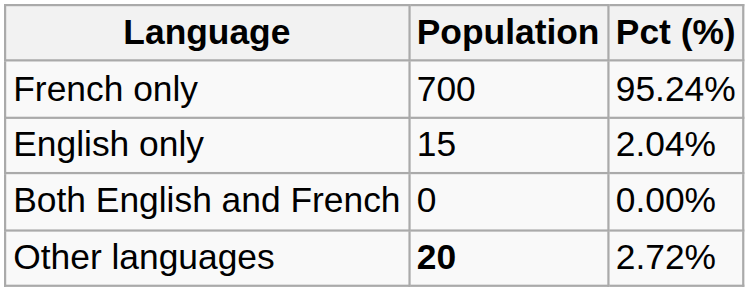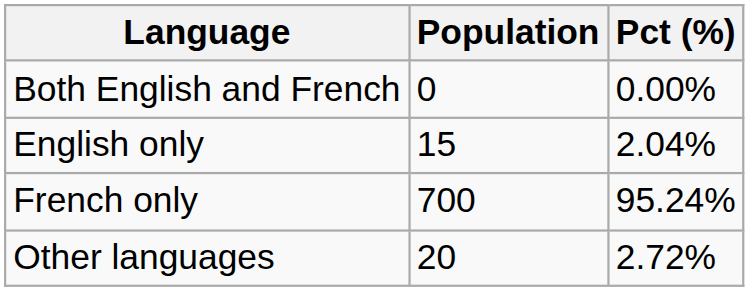rows swapped: (106, 88) <-> (207, 200)
(436, 256) bold -> (436, 256) normal
